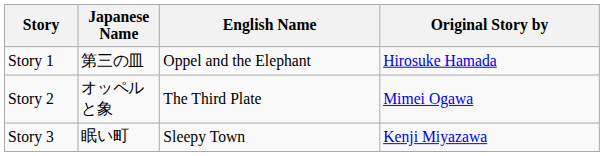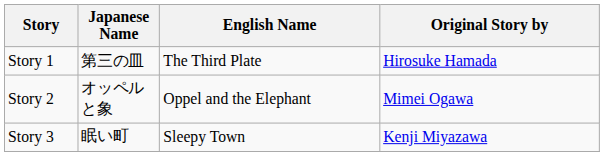(237, 60) Oppel and the Elephant -> (212, 60) The Third Plate
(212, 99) The Third Plate -> (237, 99) Oppel and the Elephant
